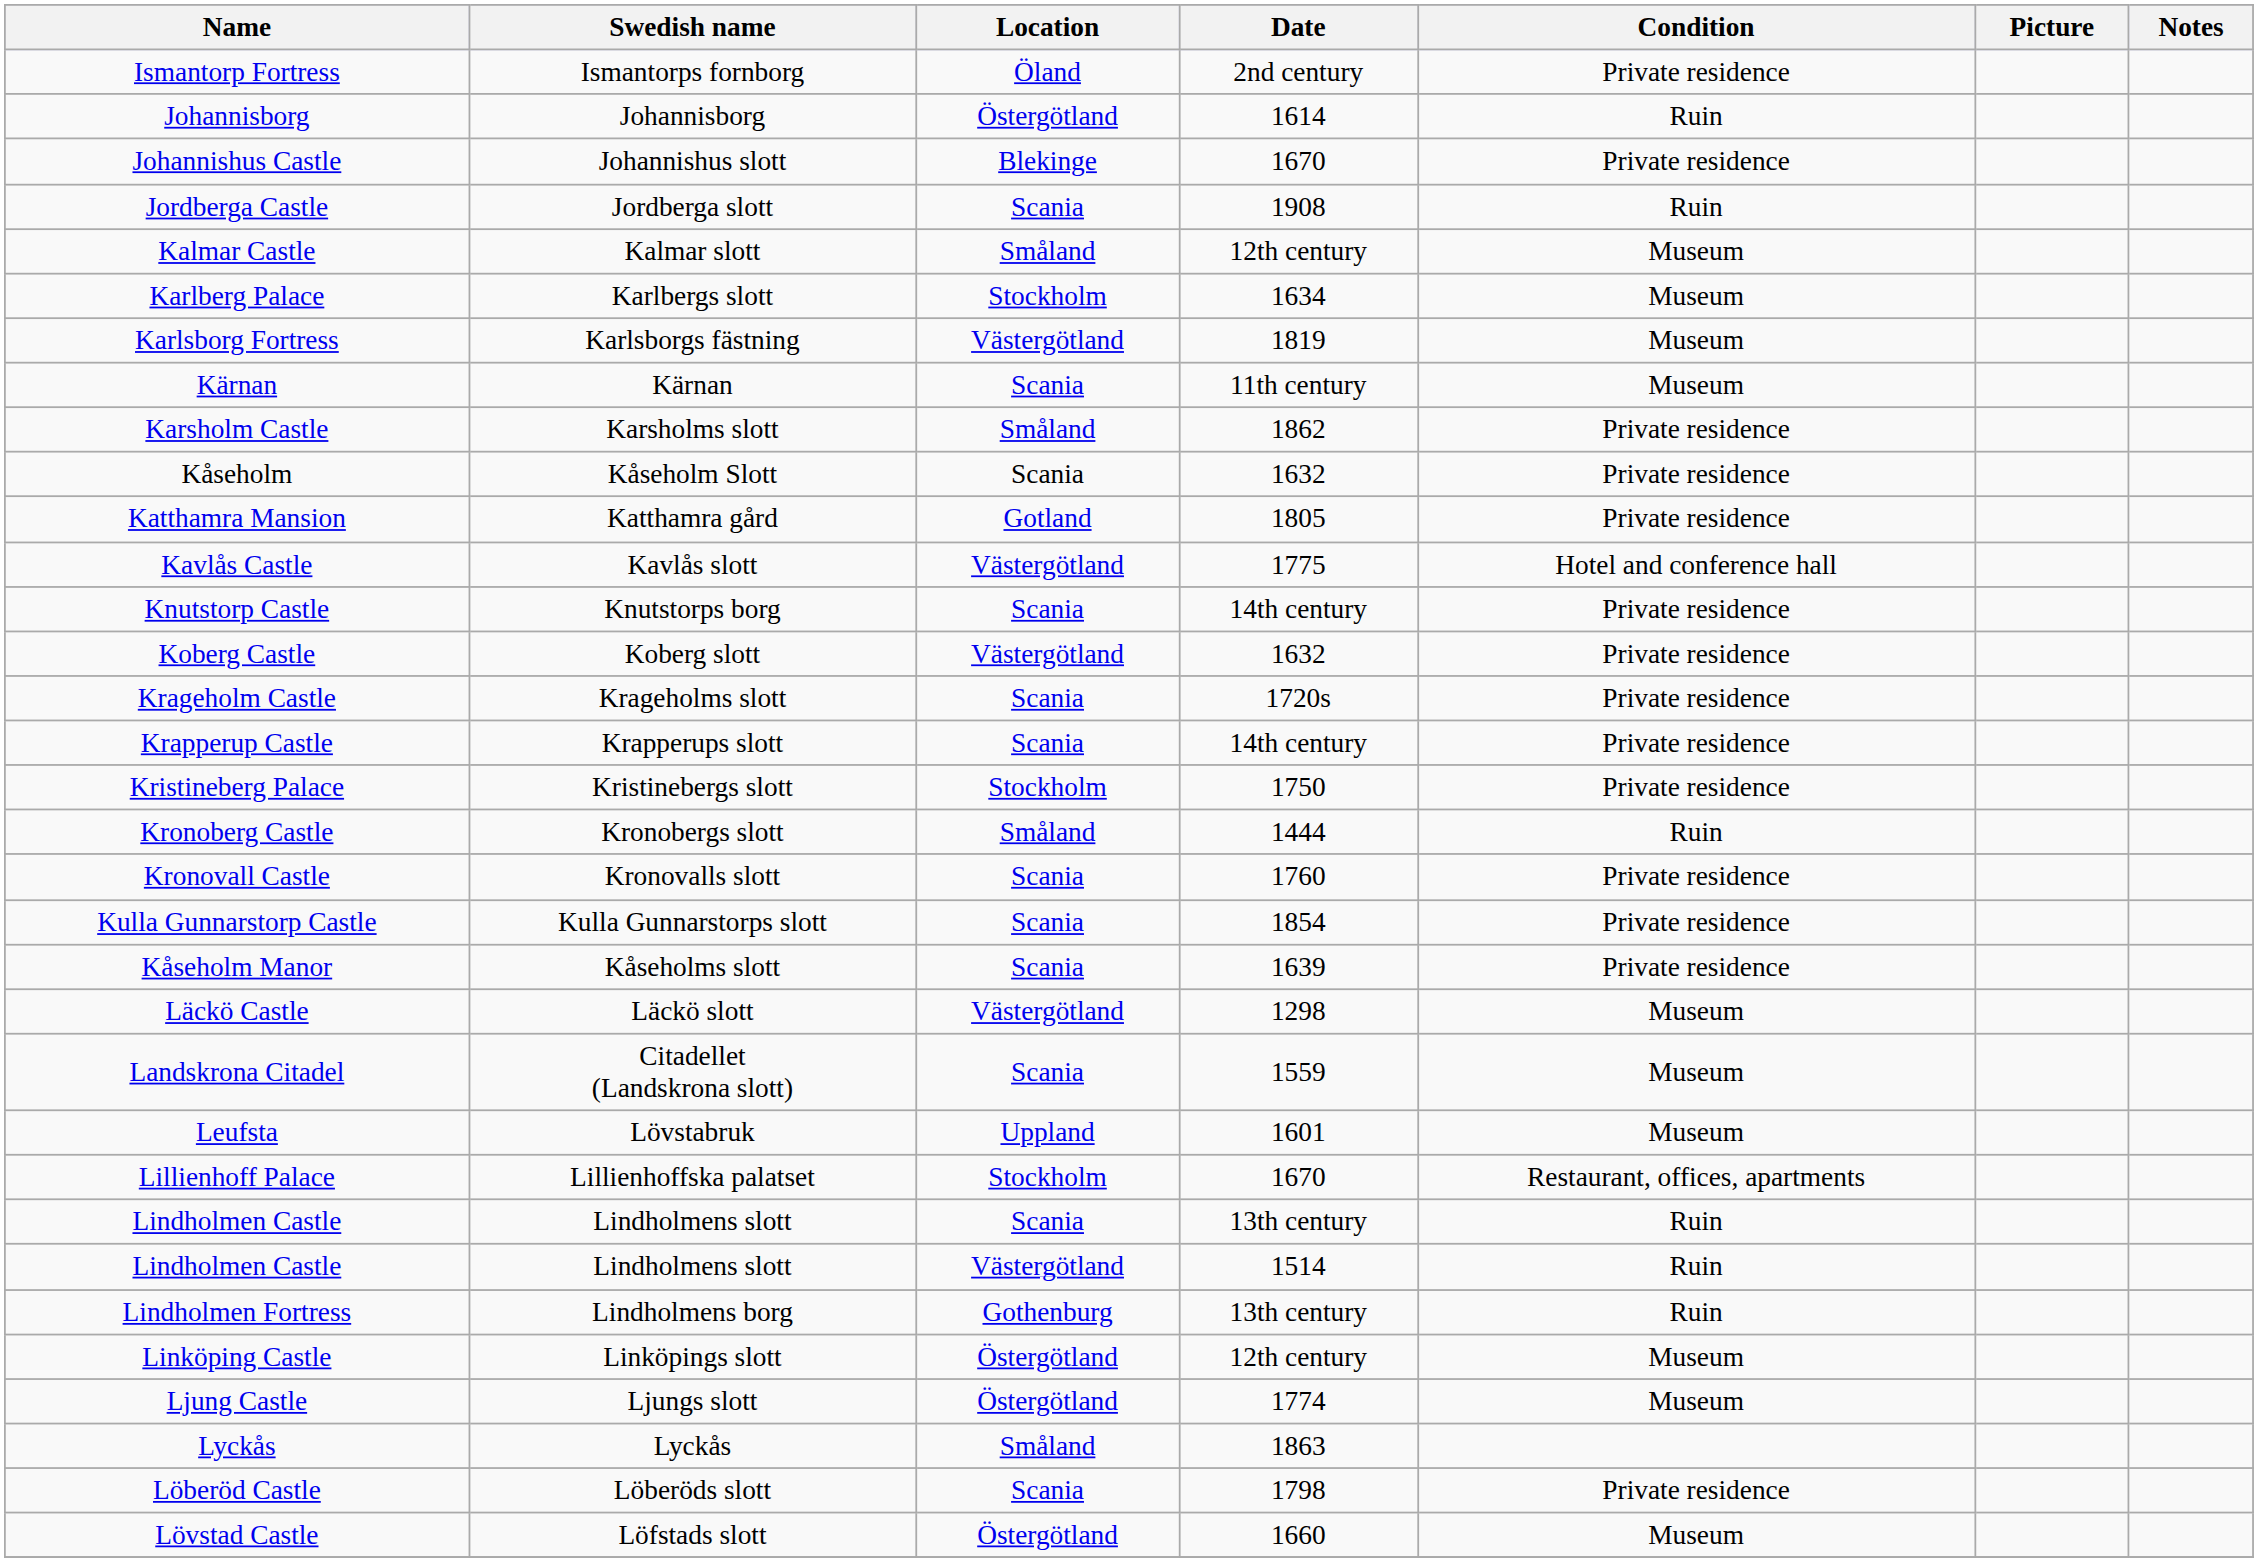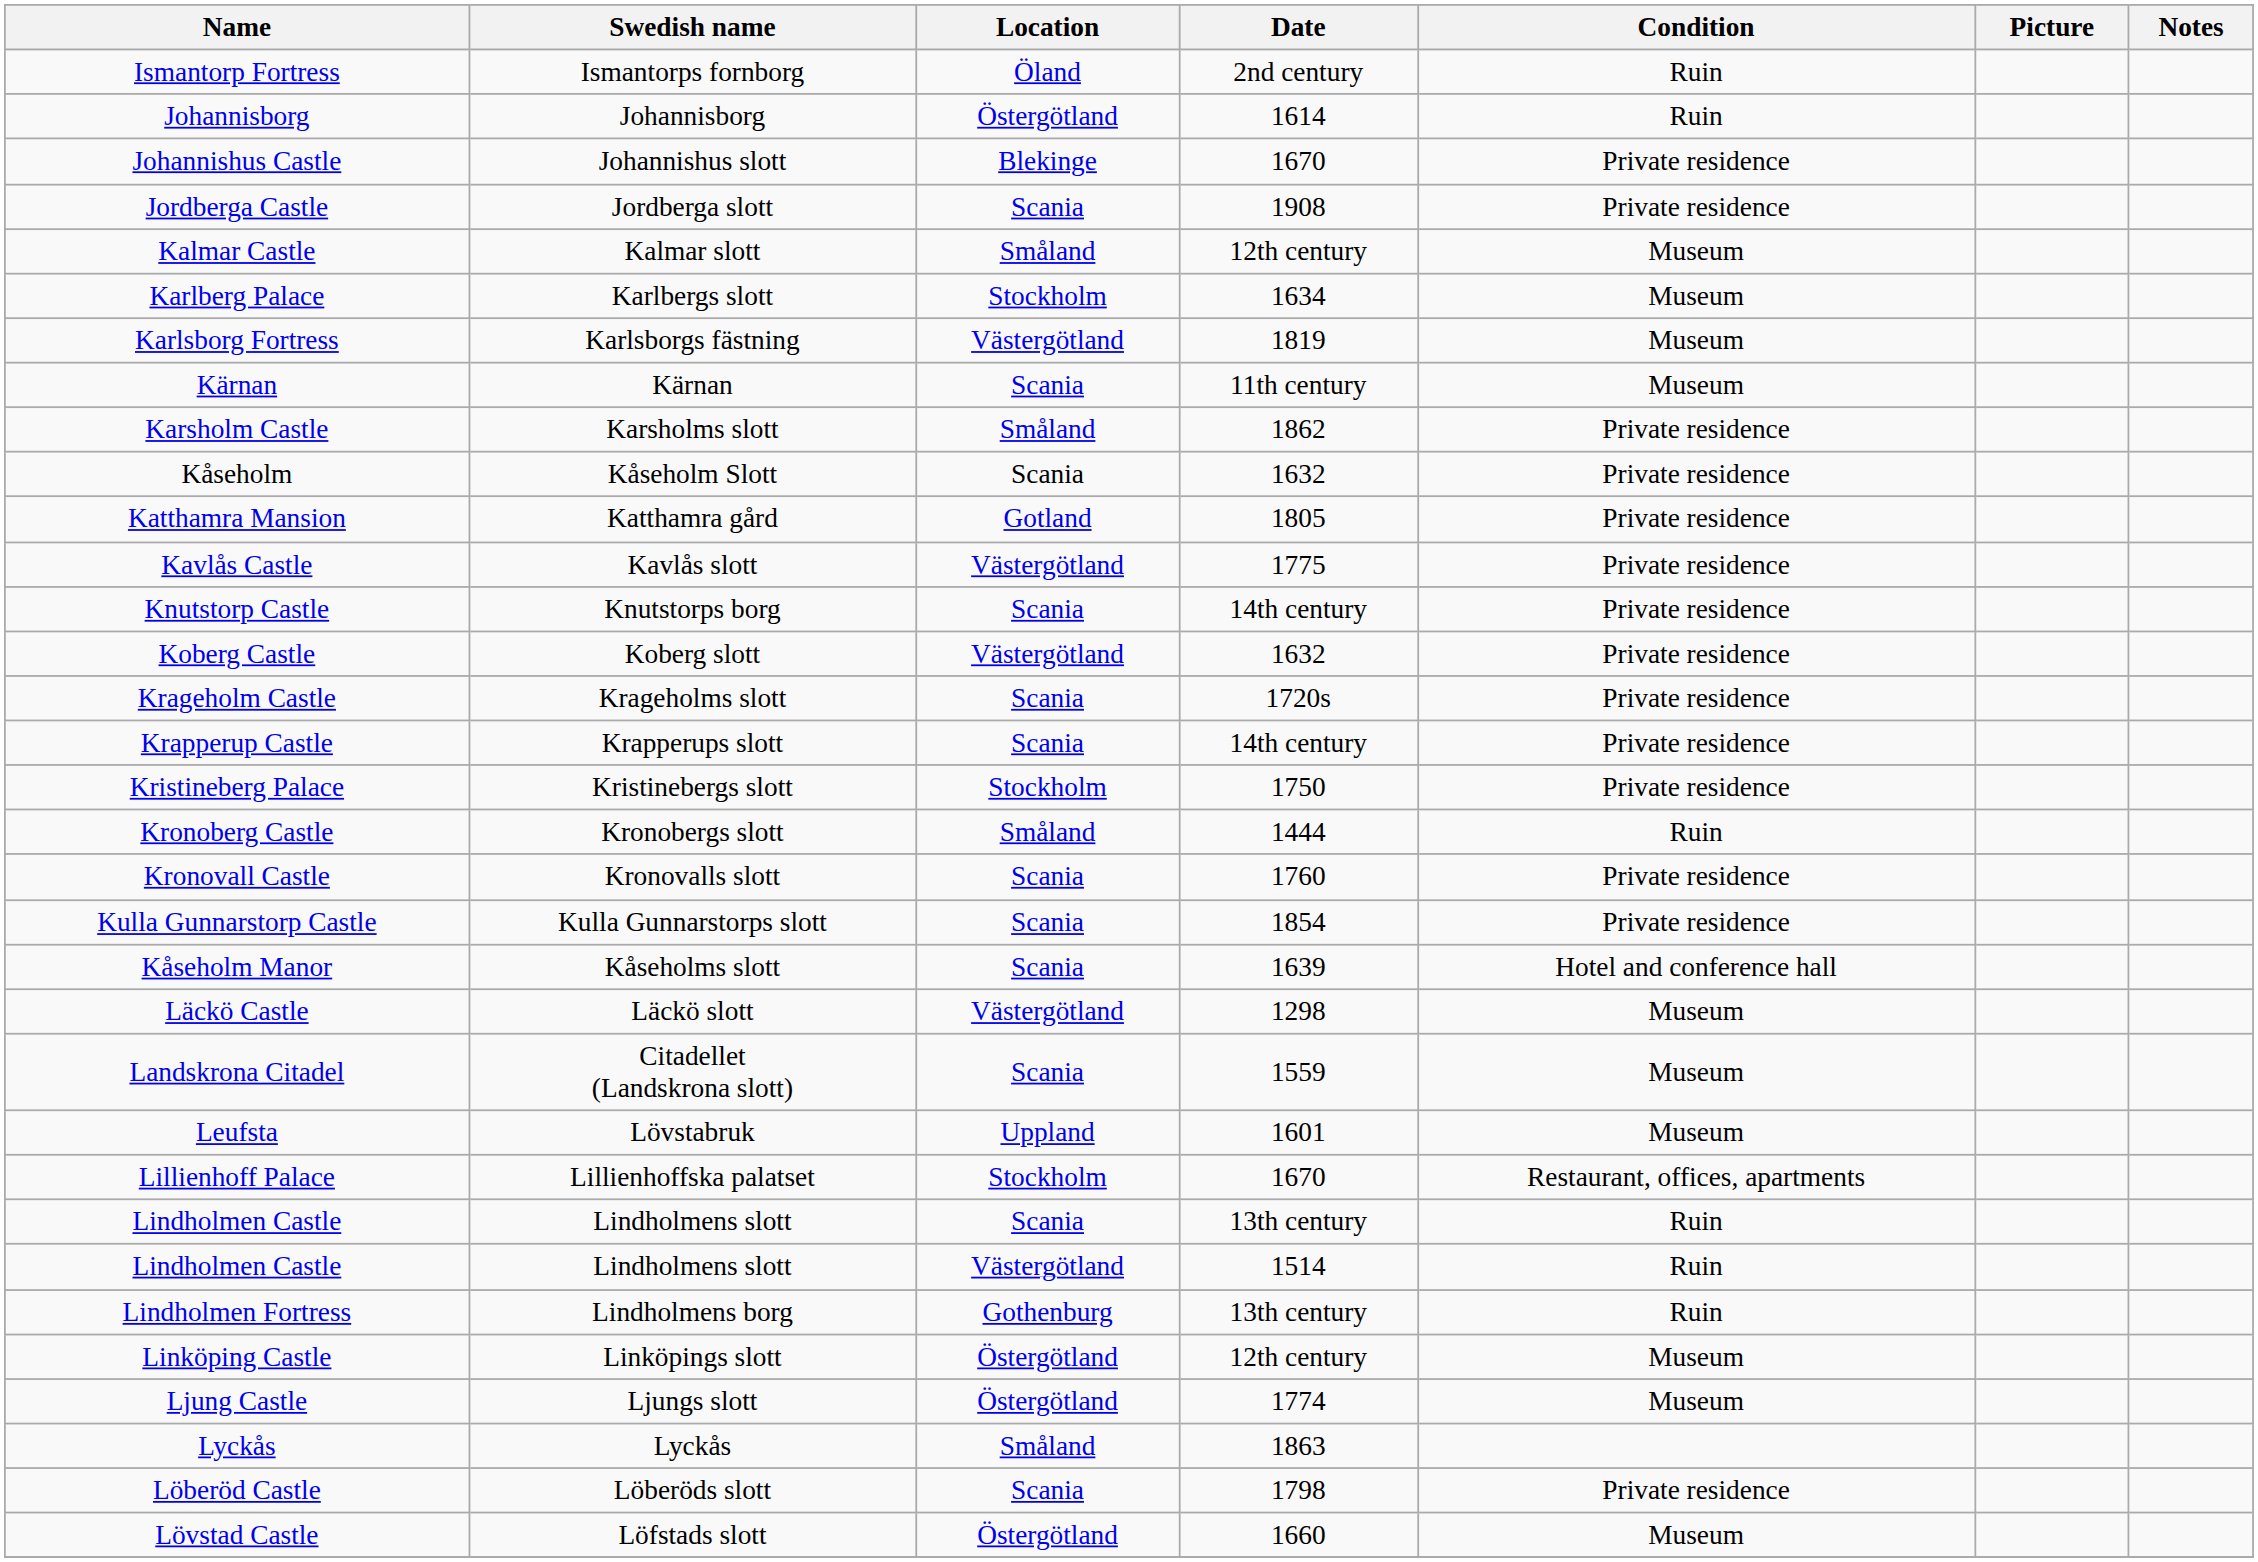(1696, 71) Private residence -> (1696, 71) Ruin
(1696, 206) Ruin -> (1696, 206) Private residence
(1696, 563) Hotel and conference hall -> (1696, 563) Private residence
(1696, 966) Private residence -> (1696, 966) Hotel and conference hall
